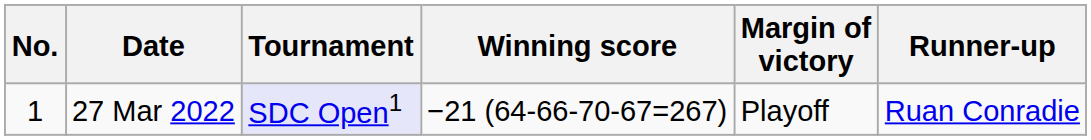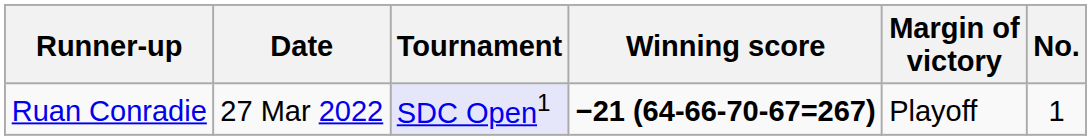columns swapped: (35, 44) <-> (982, 44)
(577, 109) normal -> (726, 109) bold
